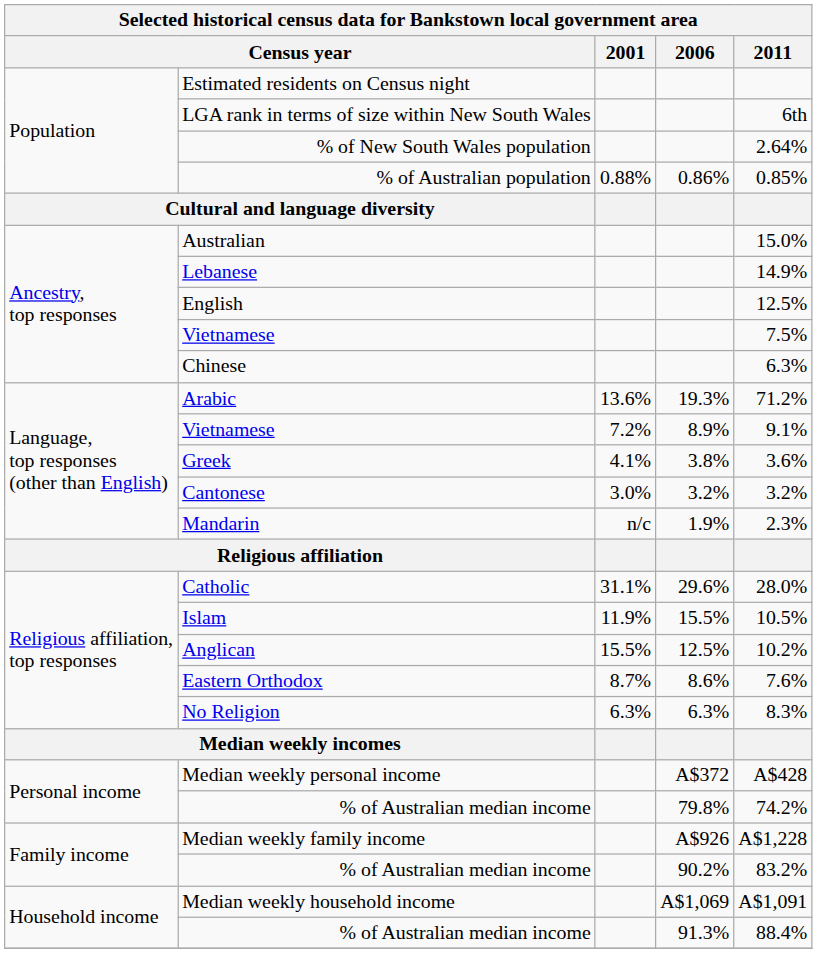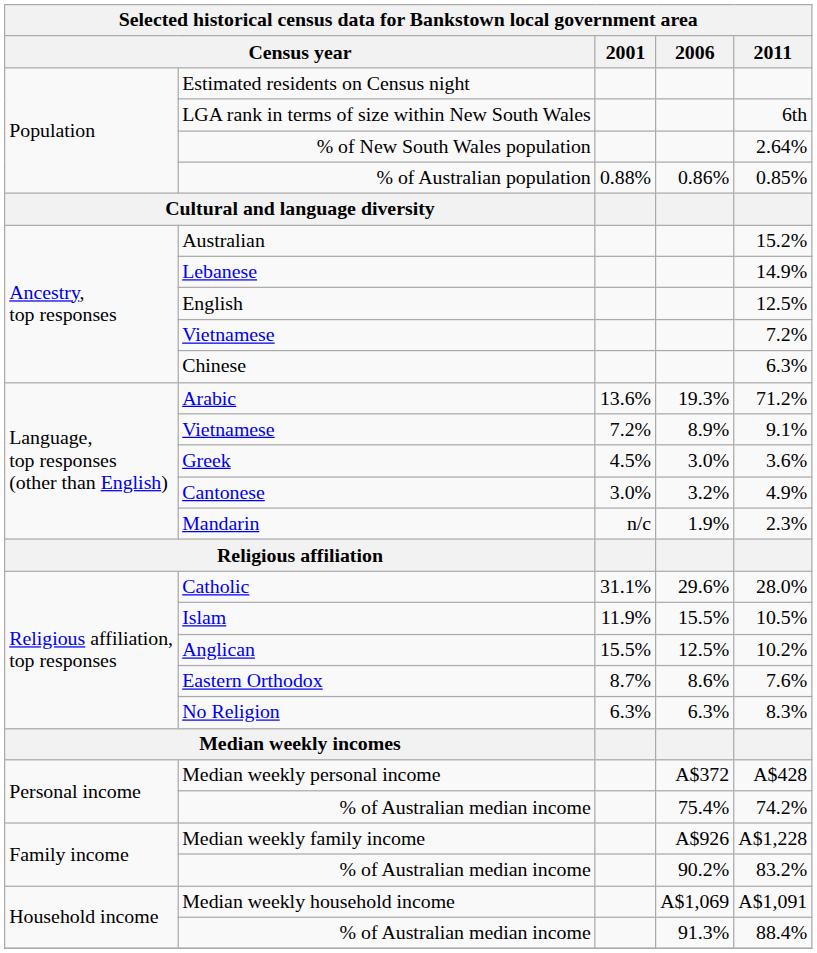(782, 240) 15.0% -> (782, 240) 15.2%
(787, 334) 7.5% -> (787, 334) 7.2%
(630, 460) 4.1% -> (630, 460) 4.5%
(706, 460) 3.8% -> (706, 460) 3.0%
(784, 492) 3.2% -> (784, 492) 4.9%
(704, 806) 79.8% -> (704, 806) 75.4%
